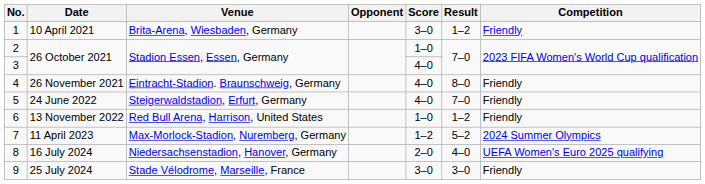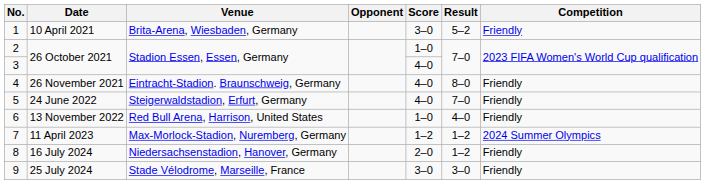(461, 30) 1–2 -> (461, 30) 5–2
(461, 118) 1–2 -> (461, 118) 4–0
(461, 135) 5–2 -> (461, 135) 1–2
(461, 153) 4–0 -> (461, 153) 1–2
(573, 153) UEFA Women's Euro 2025 qualifying -> (502, 153) Friendly
